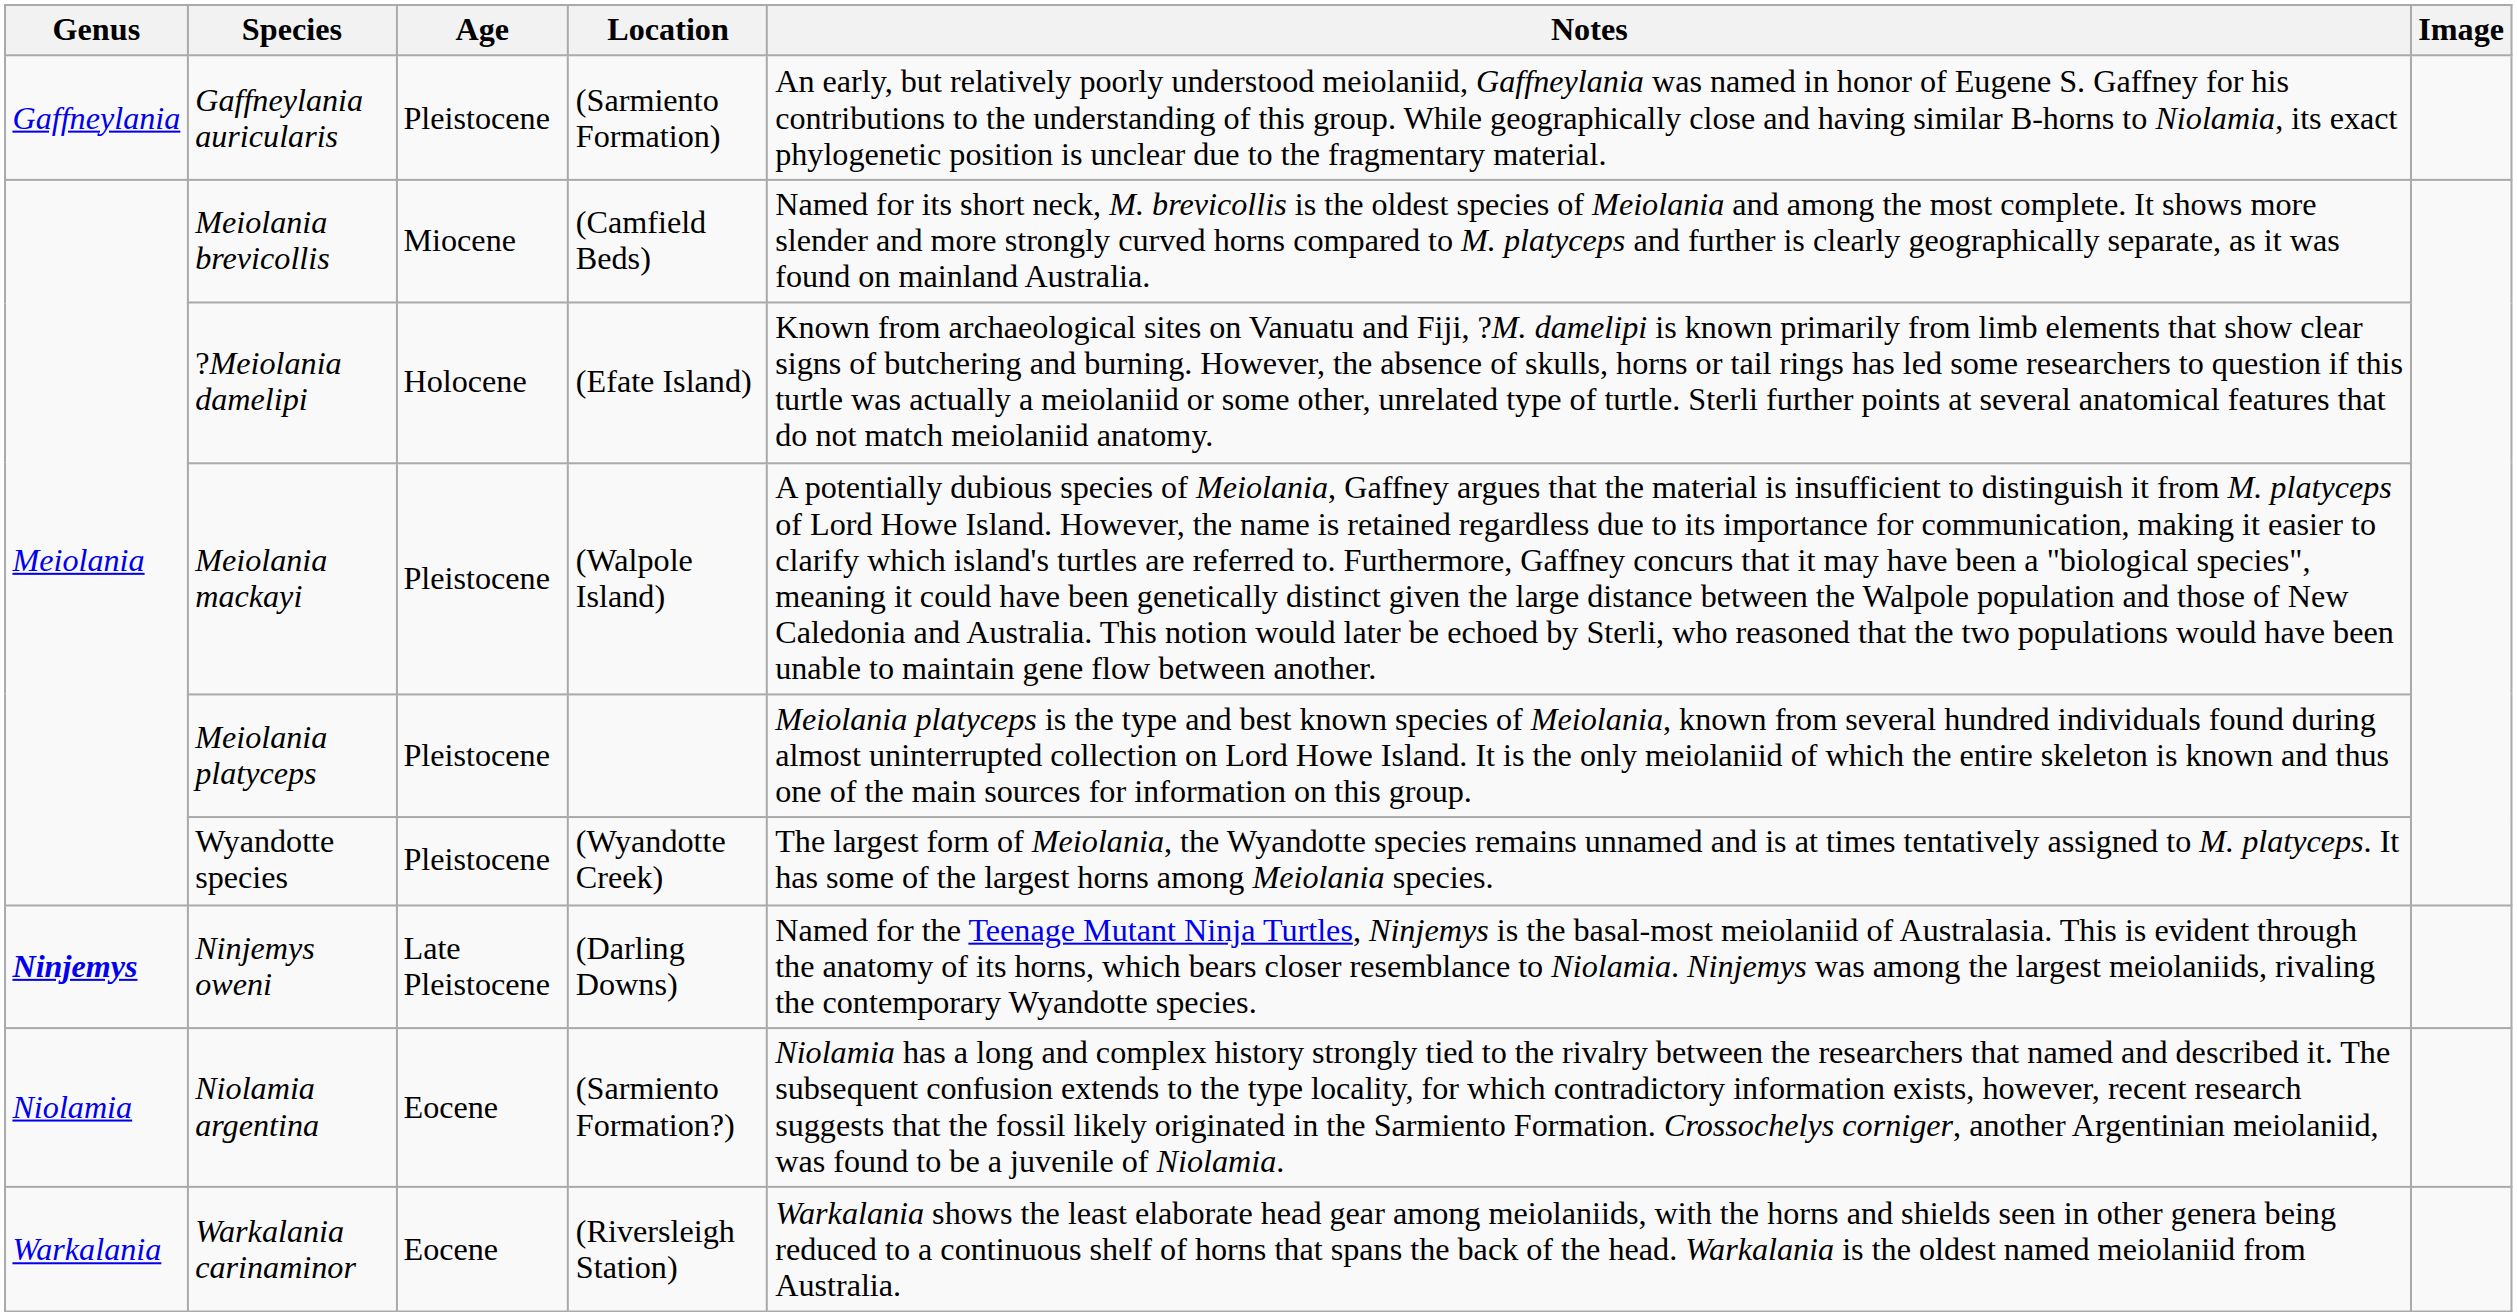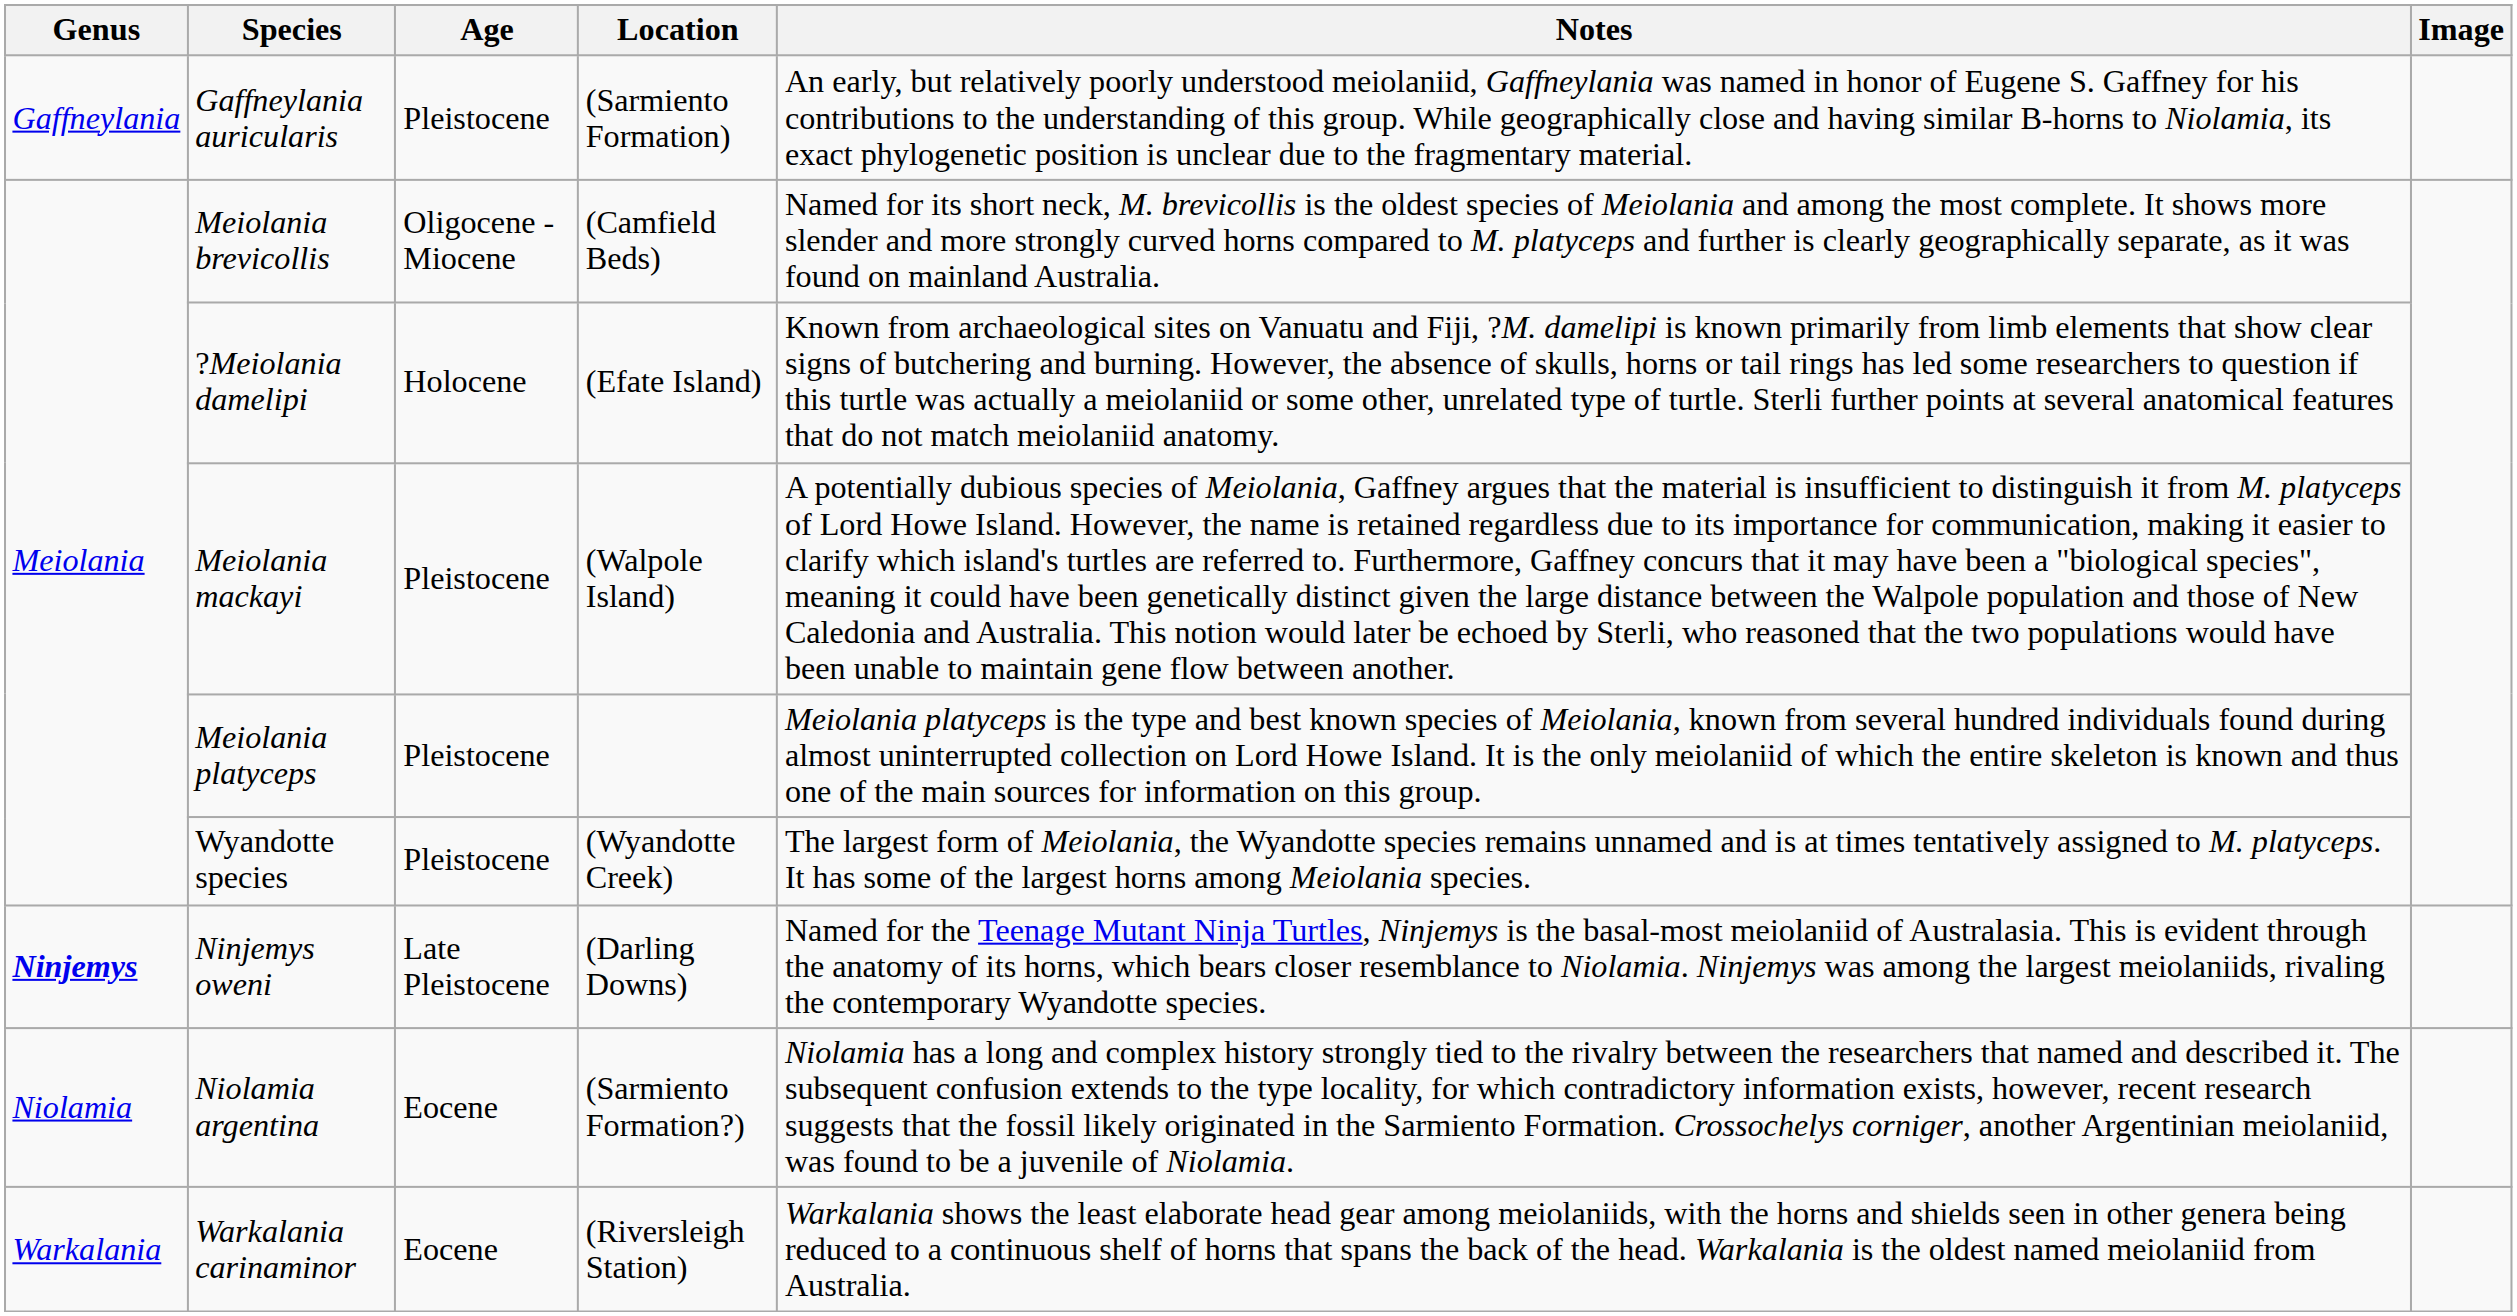(460, 240) Miocene -> (479, 240) Oligocene - Miocene
